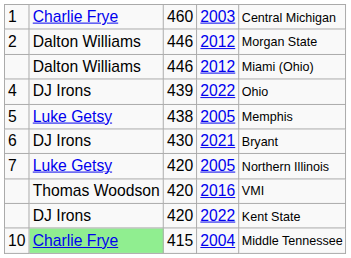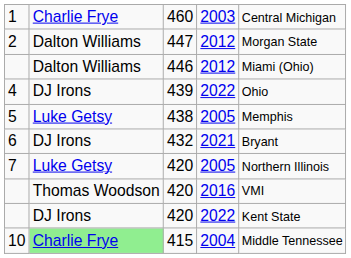(180, 41) 446 -> (180, 41) 447
(180, 141) 430 -> (180, 141) 432
